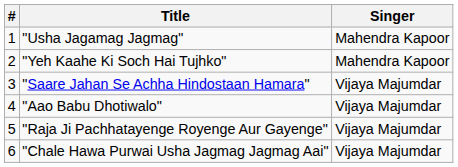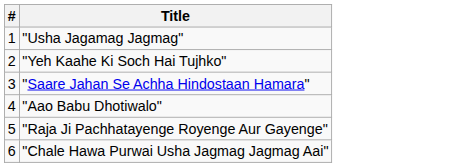- column: (392, 16)
